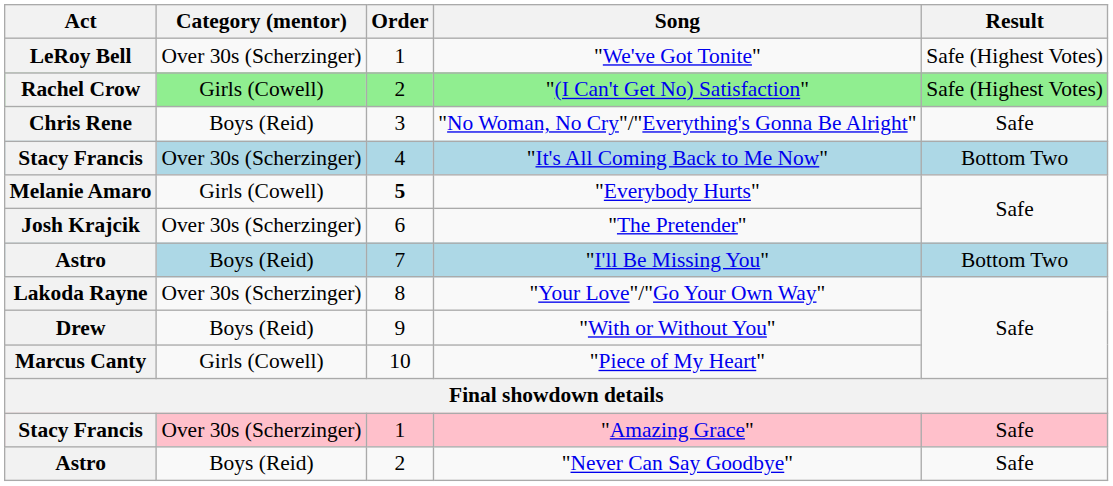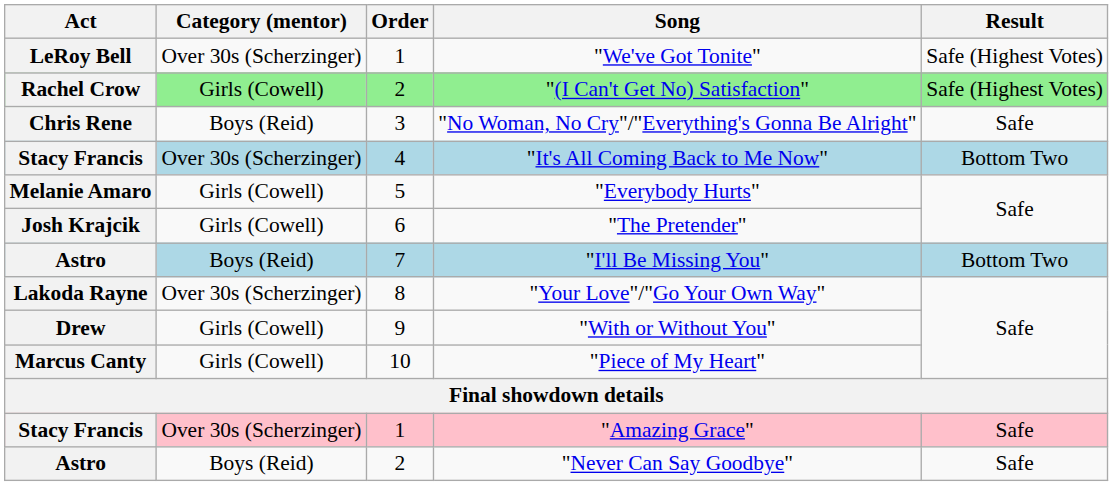(400, 191) bold -> (400, 191) normal
(261, 225) Over 30s (Scherzinger) -> (261, 225) Girls (Cowell)
(261, 327) Boys (Reid) -> (261, 327) Girls (Cowell)
